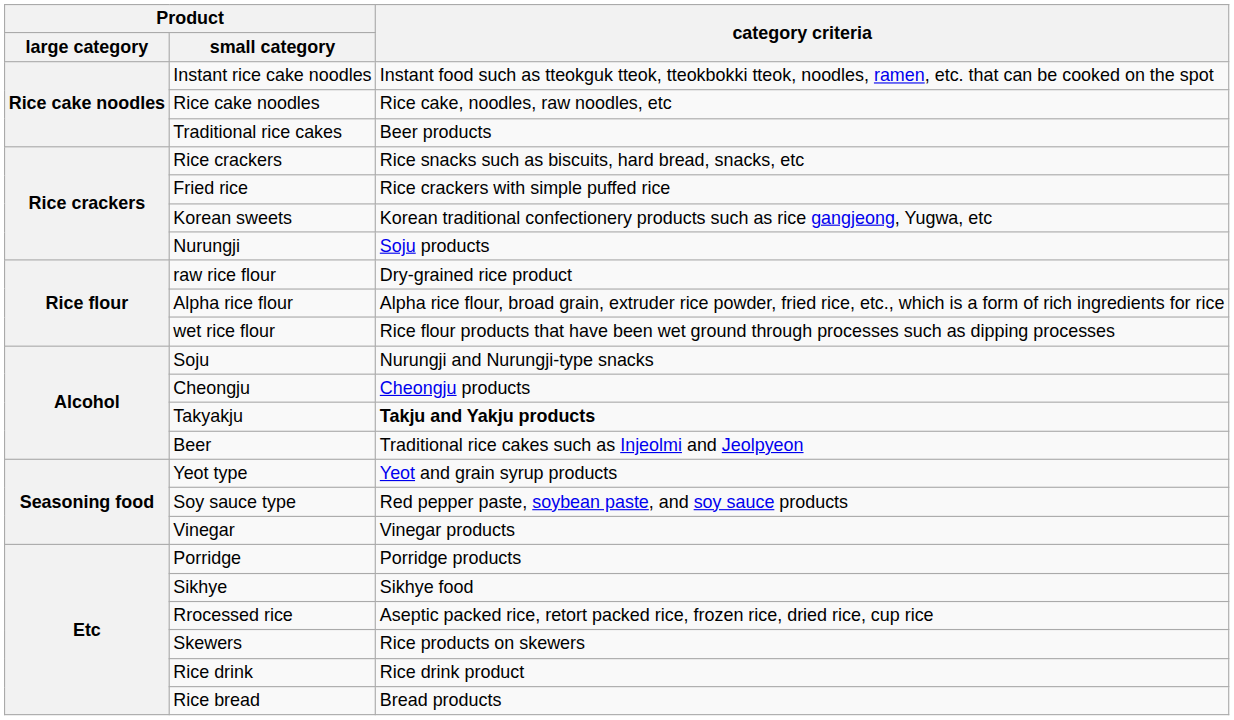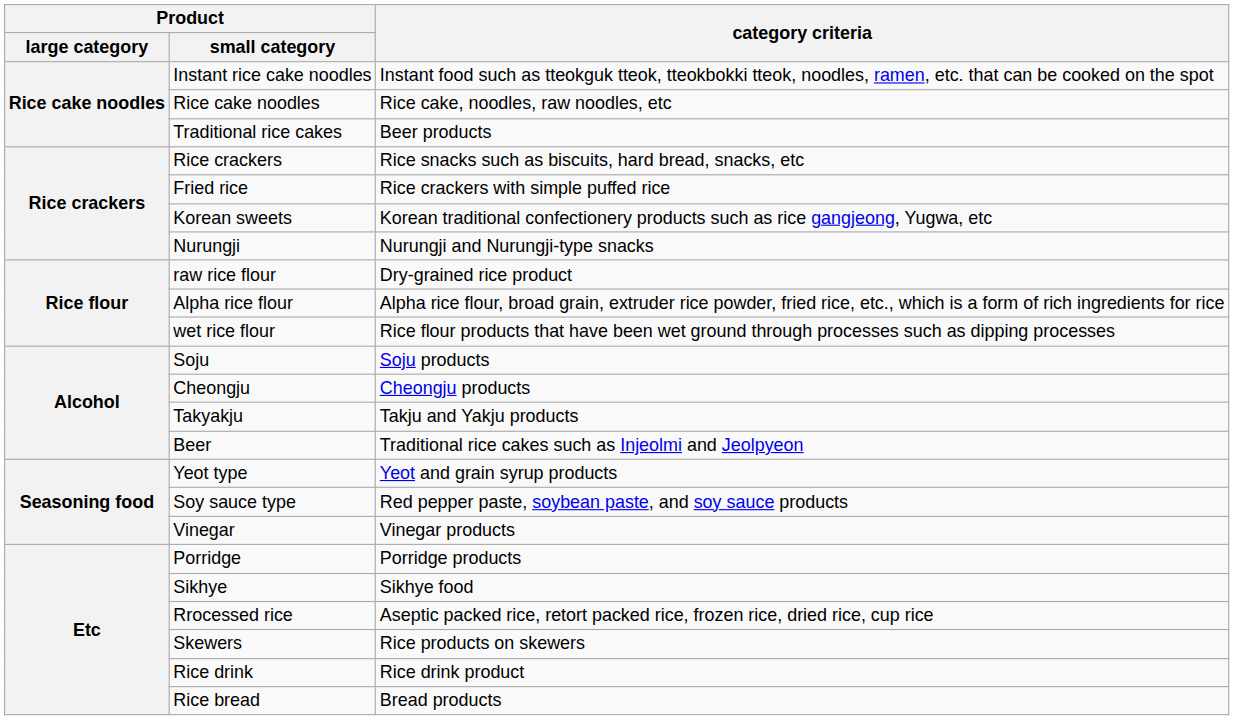(435, 246) Soju products -> (517, 246) Nurungji and Nurungji-type snacks
(517, 359) Nurungji and Nurungji-type snacks -> (435, 359) Soju products
(488, 416) bold -> (479, 416) normal
